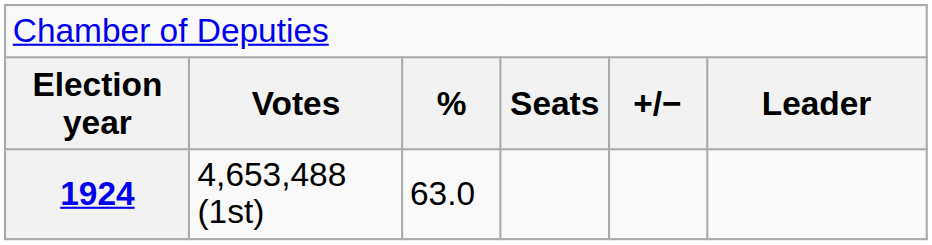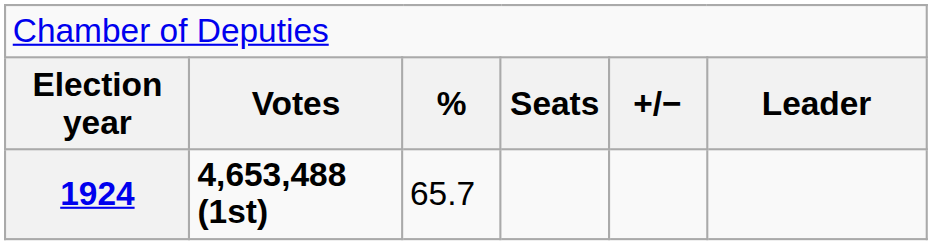(272, 193) normal -> (272, 193) bold
(443, 193) 63.0 -> (443, 193) 65.7
